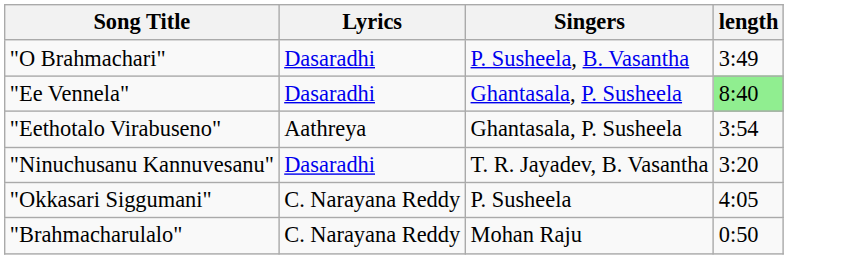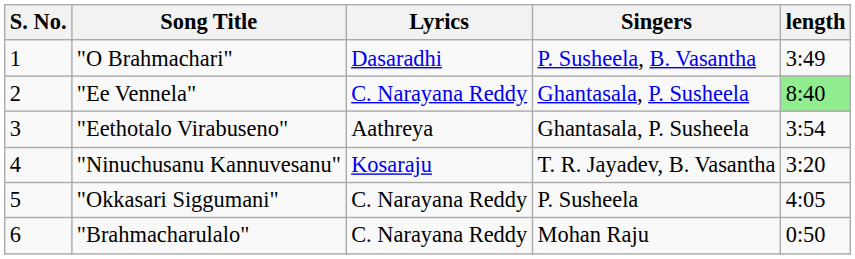+ column: (38, 22)
(330, 93) Dasaradhi -> (439, 93) C. Narayana Reddy
(330, 164) Dasaradhi -> (392, 164) Kosaraju
